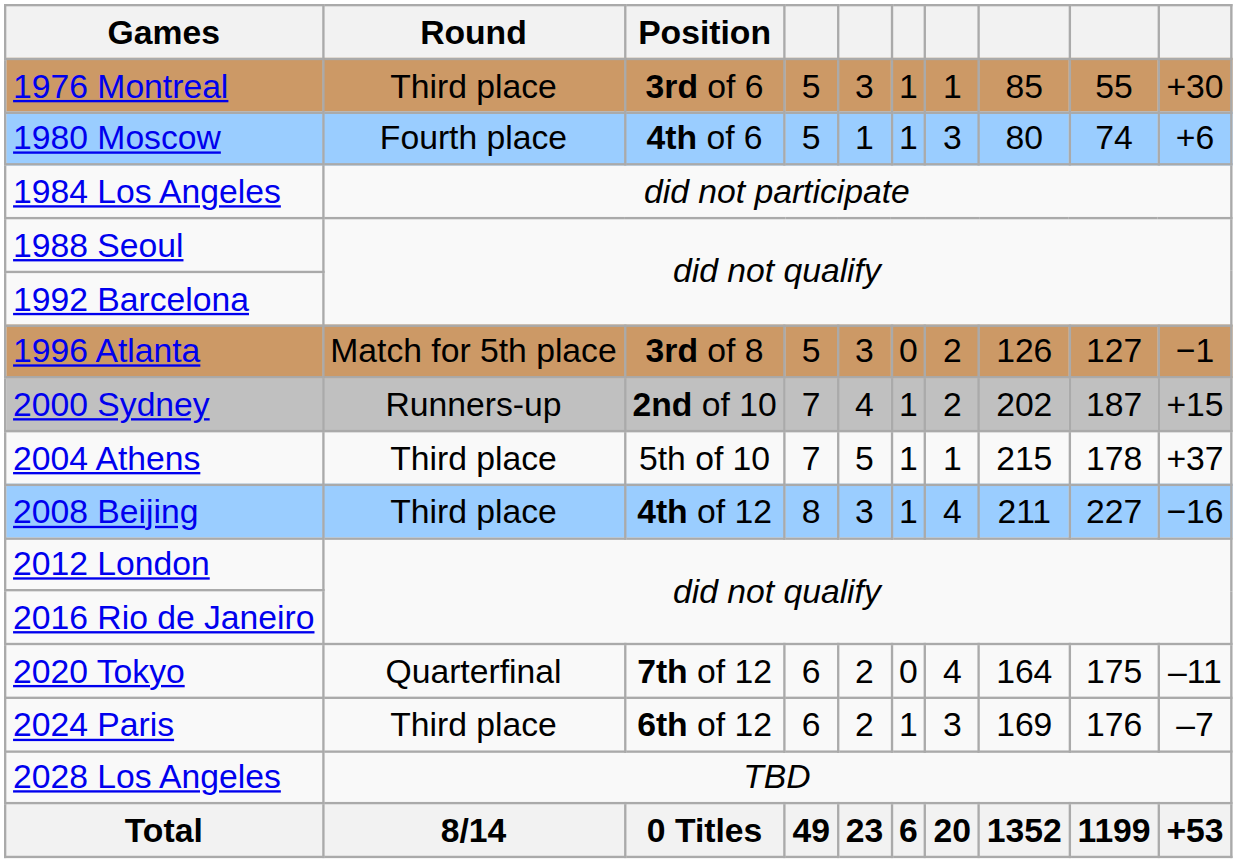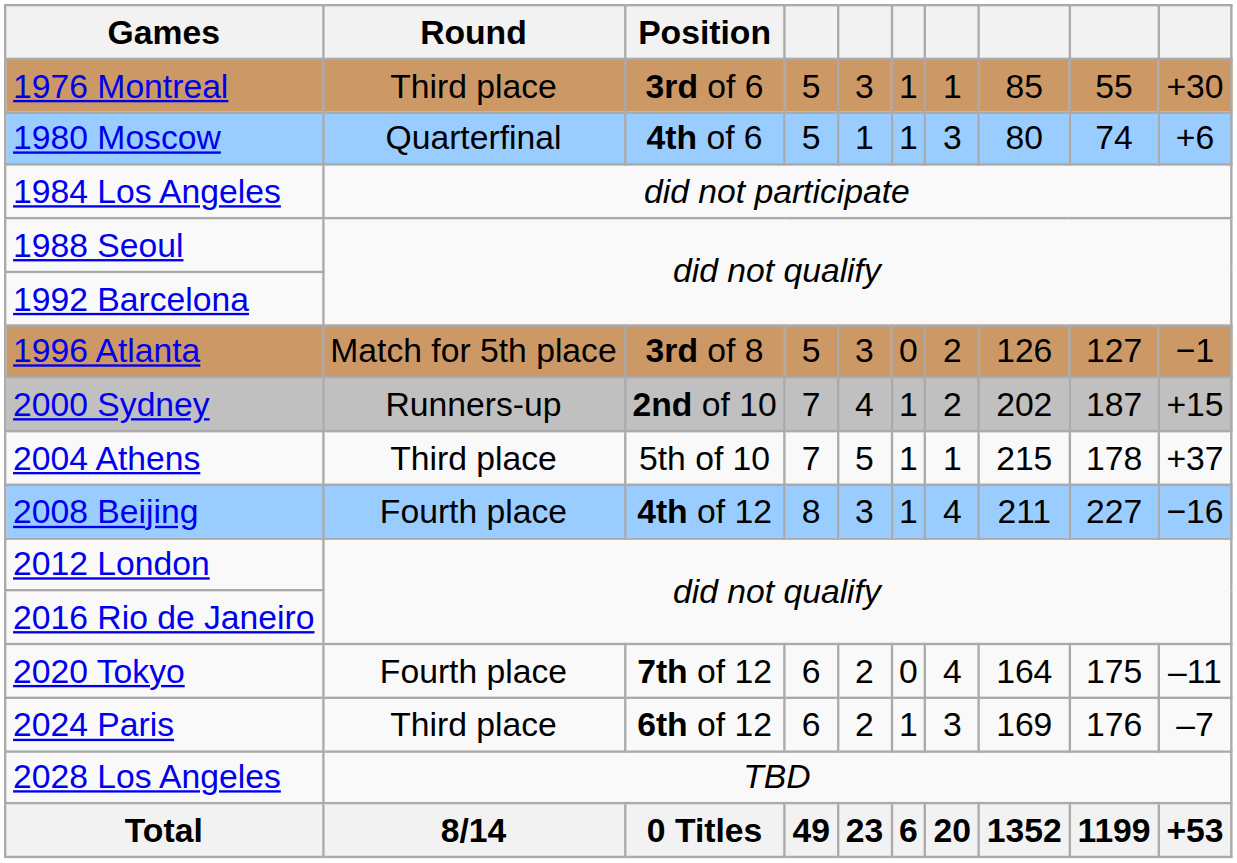(473, 139) Fourth place -> (473, 139) Quarterfinal
(473, 511) Third place -> (473, 511) Fourth place
(473, 671) Quarterfinal -> (473, 671) Fourth place
